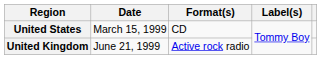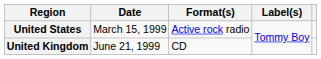(179, 29) CD -> (210, 29) Active rock radio
(210, 46) Active rock radio -> (179, 46) CD
